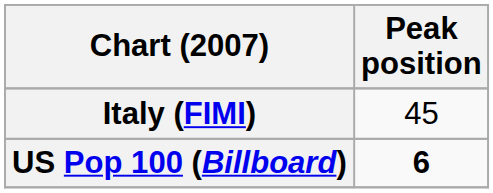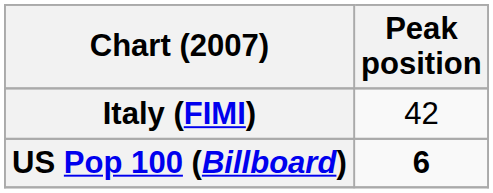(421, 113) 45 -> (421, 113) 42
